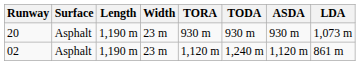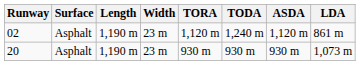rows swapped: (13, 51) <-> (13, 32)
